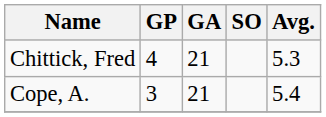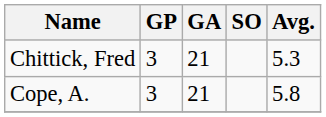(151, 58) 4 -> (151, 58) 3
(286, 93) 5.4 -> (286, 93) 5.8
